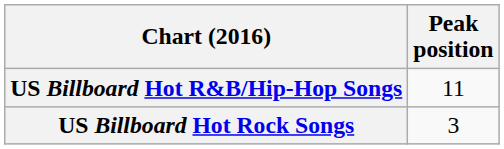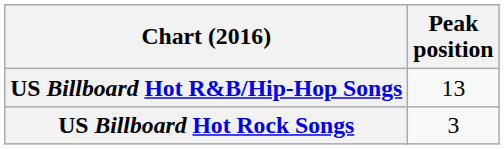(453, 87) 11 -> (453, 87) 13
